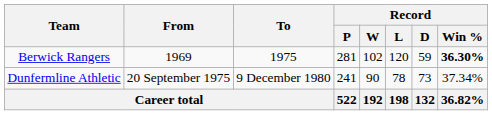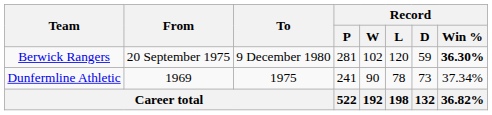(178, 57) 1969 -> (178, 57) 20 September 1975
(283, 57) 1975 -> (283, 57) 9 December 1980
(178, 78) 20 September 1975 -> (178, 78) 1969
(283, 78) 9 December 1980 -> (283, 78) 1975
